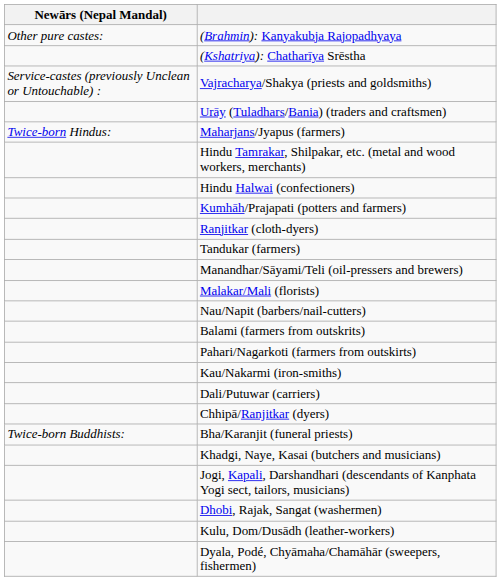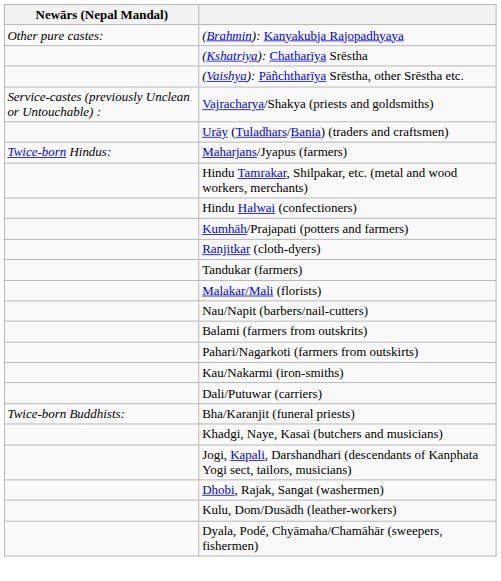+ row: (333, 76)
- row: (331, 270)
- row: (264, 413)
